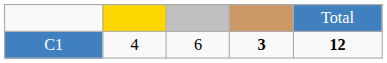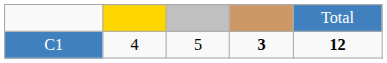(198, 44) 6 -> (198, 44) 5
